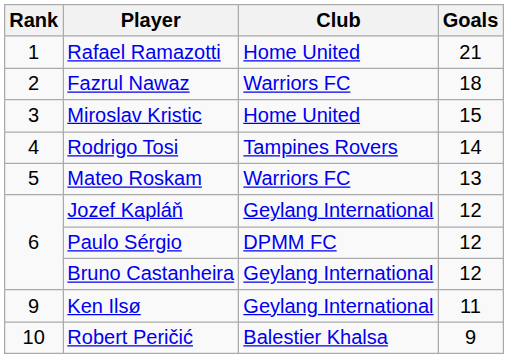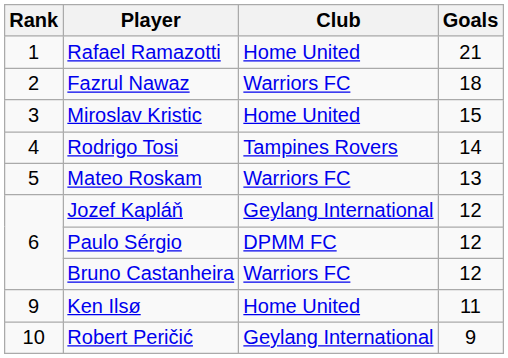(338, 274) Geylang International -> (297, 274) Warriors FC
(338, 305) Geylang International -> (302, 305) Home United
(316, 337) Balestier Khalsa -> (338, 337) Geylang International
